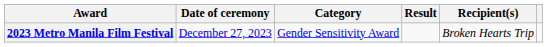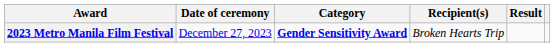columns swapped: (488, 13) <-> (421, 13)
(338, 32) normal -> (342, 32) bold
